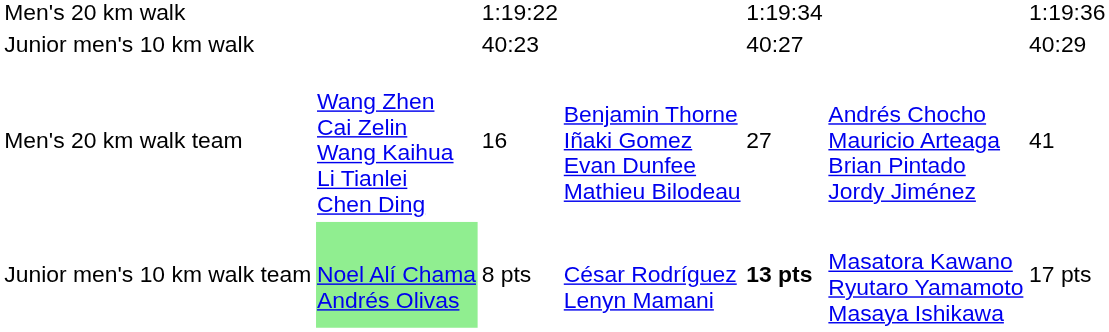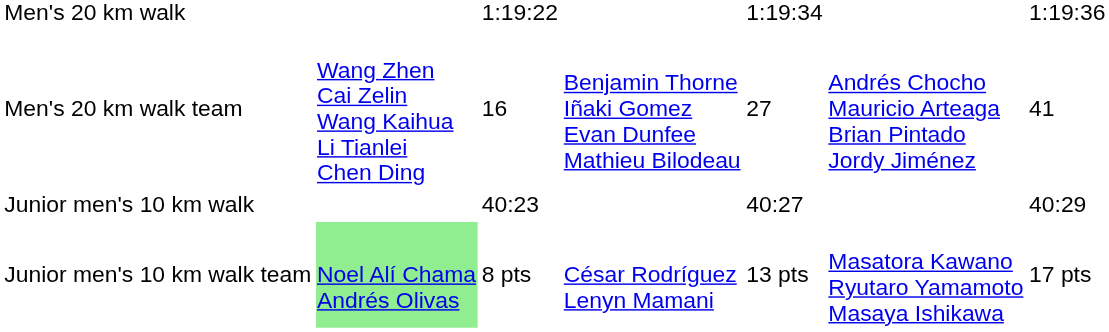rows swapped: (123, 140) <-> (129, 44)
(779, 274) bold -> (777, 274) normal
